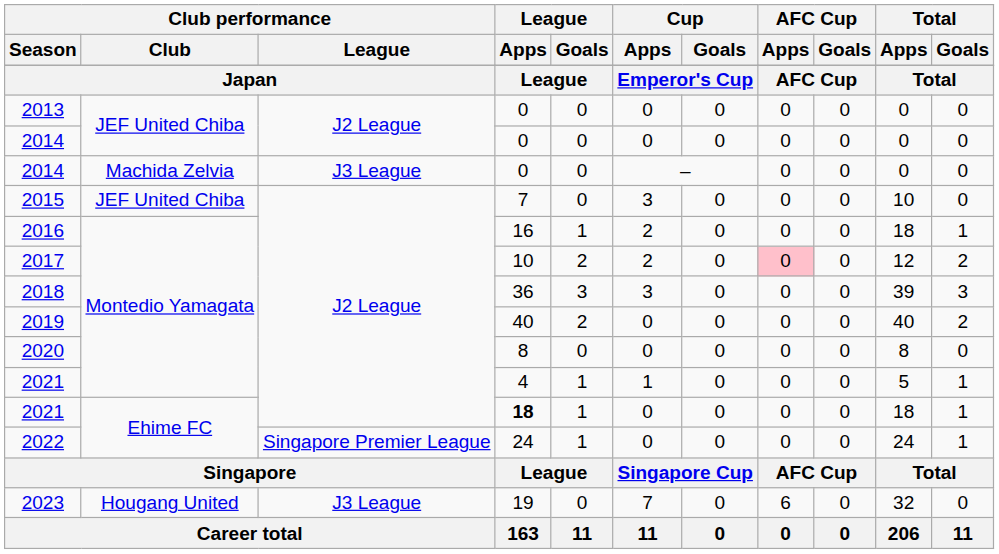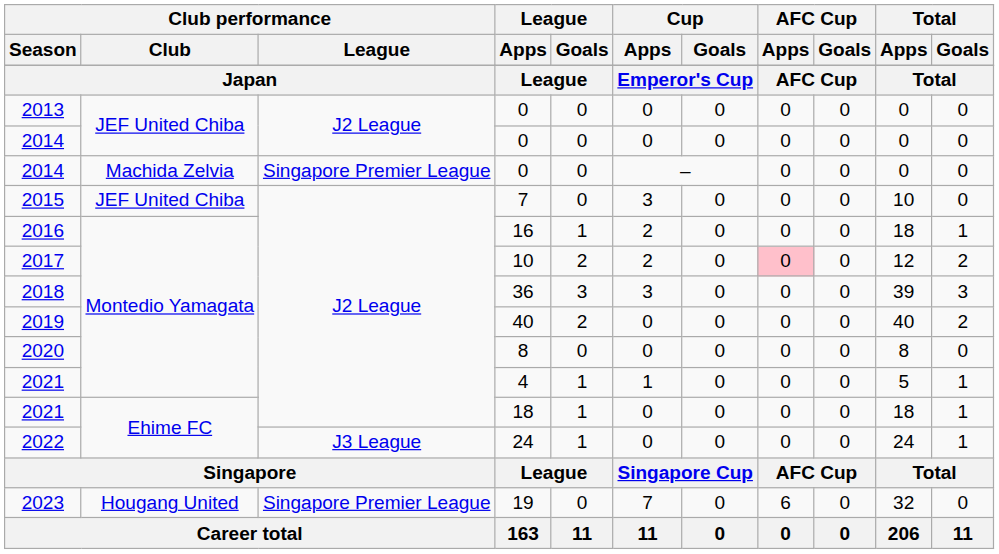(377, 170) J3 League -> (377, 170) Singapore Premier League
(523, 412) bold -> (523, 412) normal
(377, 442) Singapore Premier League -> (377, 442) J3 League
(377, 502) J3 League -> (377, 502) Singapore Premier League
